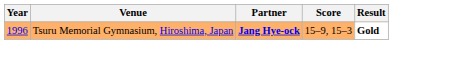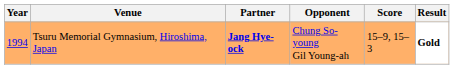+ column: (327, 13)
(17, 30) 1996 -> (17, 43) 1994
